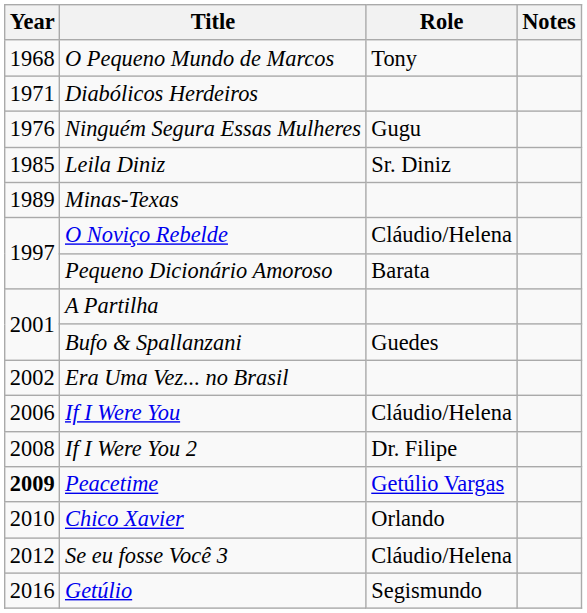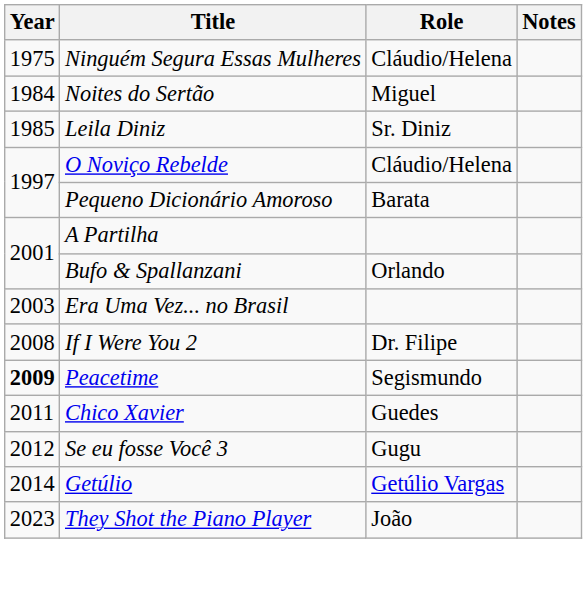- row: (200, 57)
- row: (162, 93)
(32, 128) 1976 -> (32, 57) 1975
(396, 128) Gugu -> (442, 57) Cláudio/Helena
+ row: (140, 93)
- row: (122, 199)
(405, 341) Guedes -> (408, 270) Orlando
(32, 377) 2002 -> (32, 306) 2003
- row: (123, 413)
(438, 484) Getúlio Vargas -> (427, 377) Segismundo
(32, 519) 2010 -> (32, 413) 2011
(408, 519) Orlando -> (405, 413) Guedes
(442, 555) Cláudio/Helena -> (396, 448) Gugu
(32, 590) 2016 -> (32, 484) 2014
(427, 590) Segismundo -> (438, 484) Getúlio Vargas
+ row: (188, 519)
